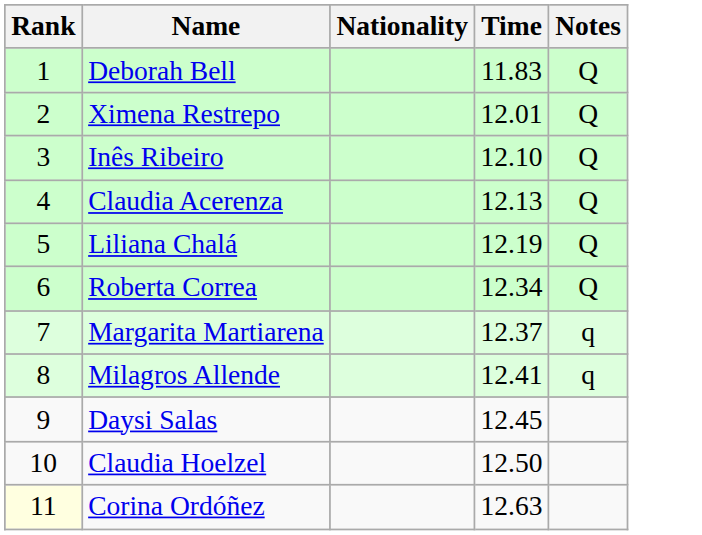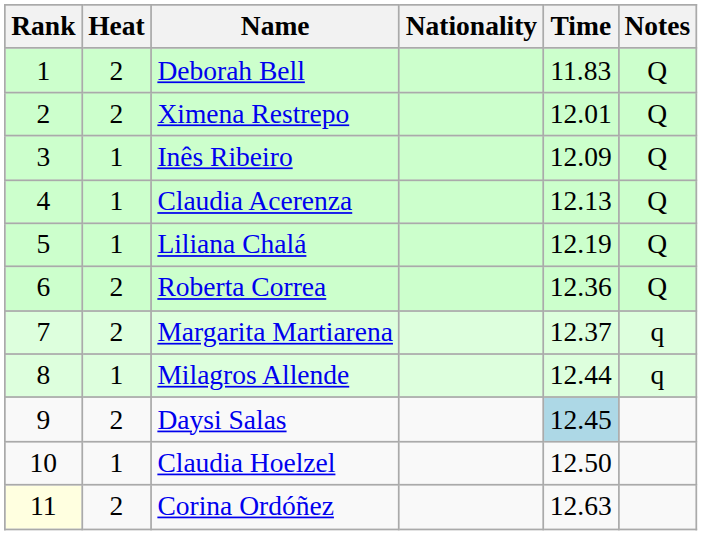+ column: (116, 26)
(512, 157) 12.10 -> (581, 157) 12.09
(512, 288) 12.34 -> (581, 288) 12.36
(512, 375) 12.41 -> (581, 375) 12.44
(512, 419) no background -> (581, 419) lightblue background
